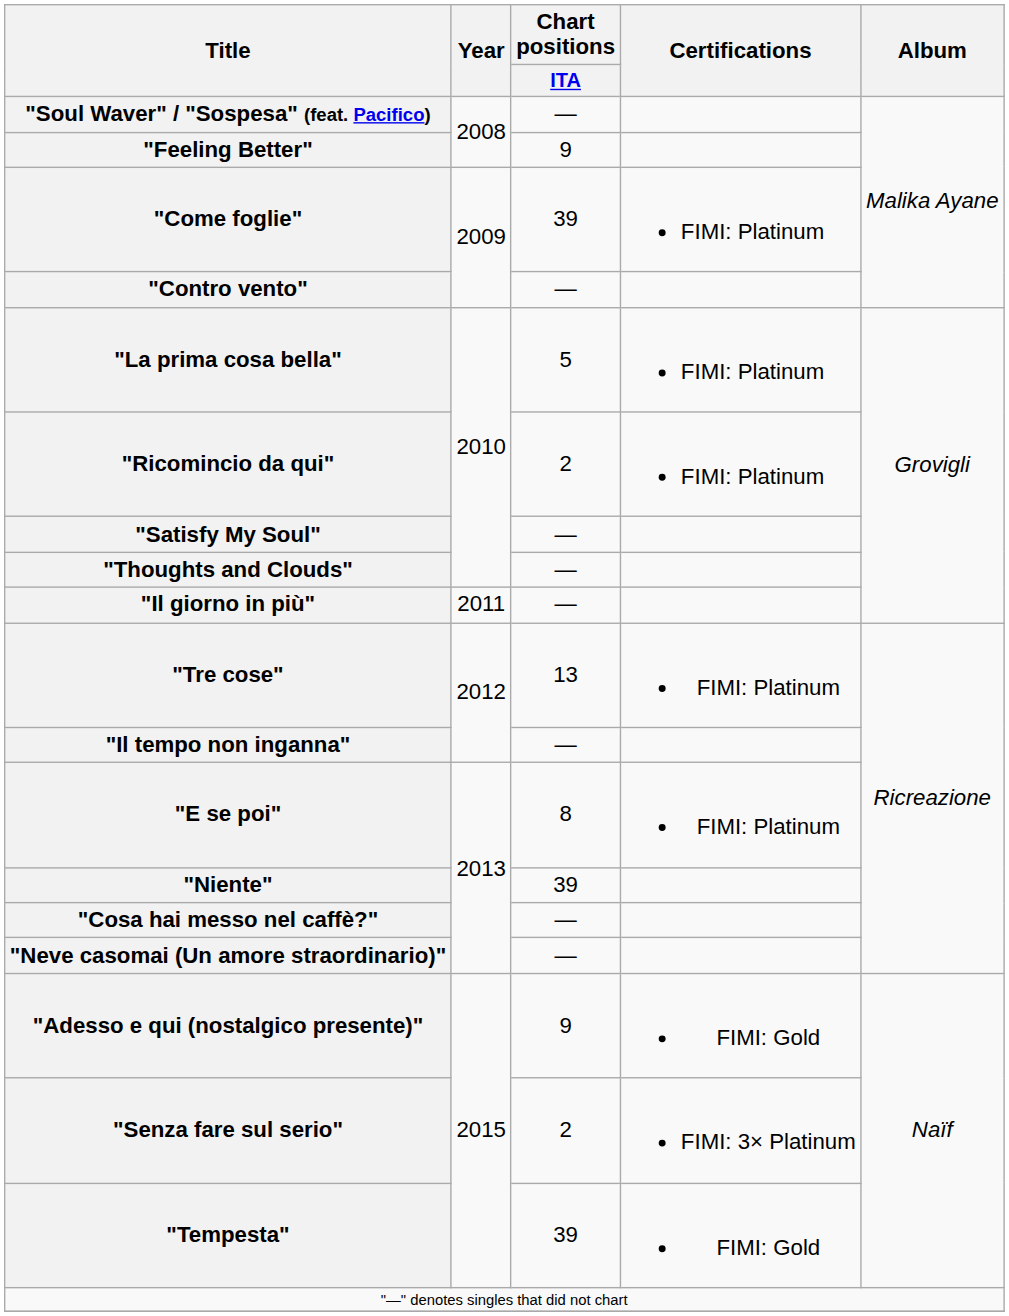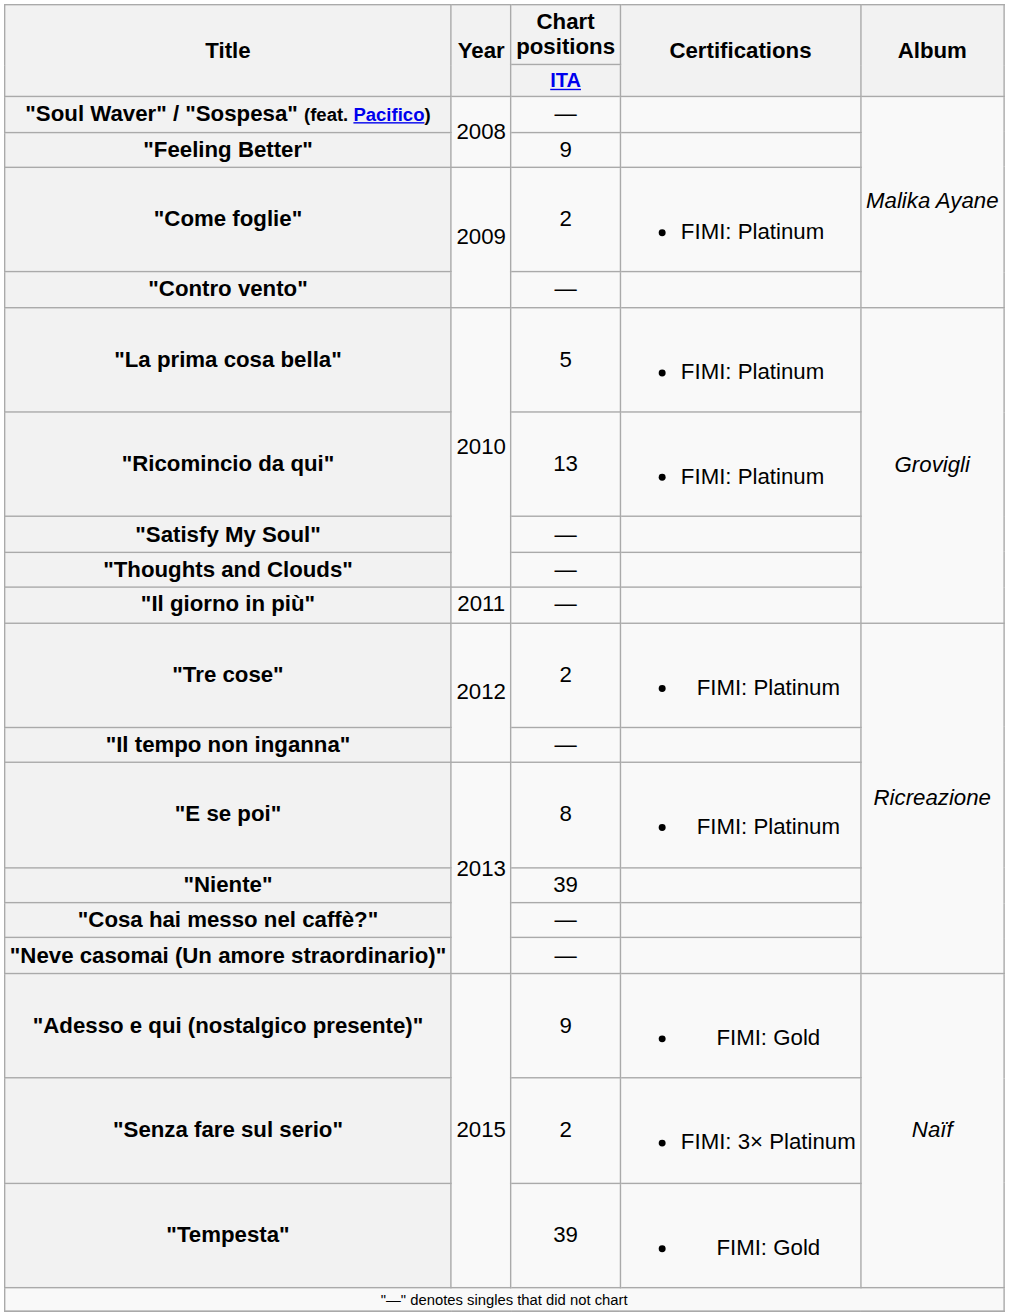(566, 219) 39 -> (566, 219) 2
(566, 464) 2 -> (566, 464) 13
(566, 674) 13 -> (566, 674) 2
